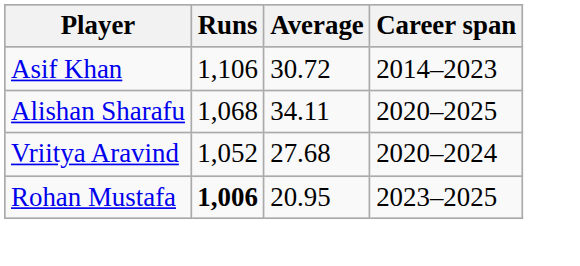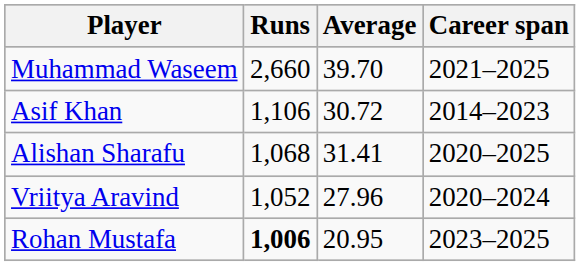+ row: (124, 68)
(300, 111) 34.11 -> (353, 153) 31.41
(300, 153) 27.68 -> (353, 196) 27.96
